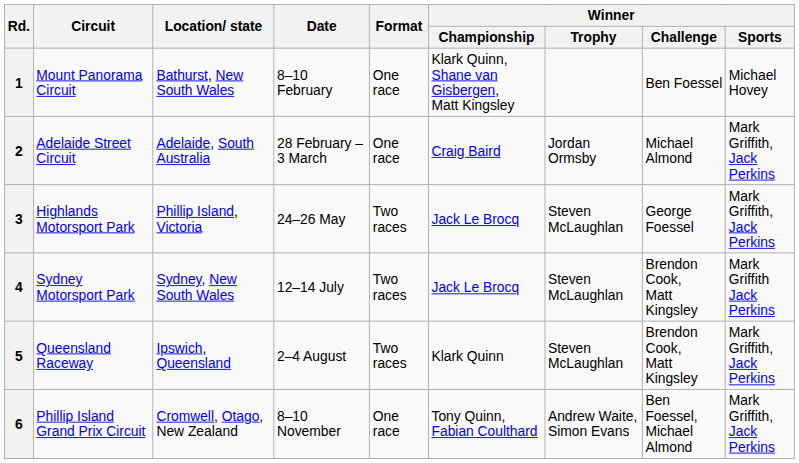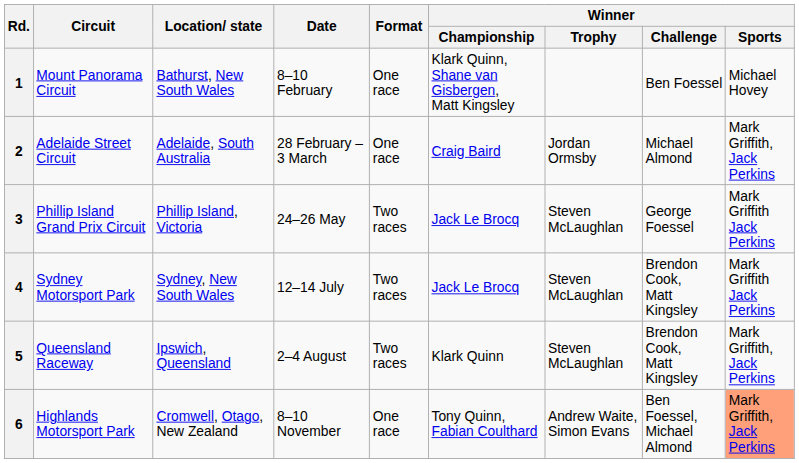(86, 219) Highlands Motorsport Park -> (91, 219) Phillip Island Grand Prix Circuit
(752, 219) Mark Griffith, Jack Perkins -> (752, 219) Mark Griffith Jack Perkins
(91, 424) Phillip Island Grand Prix Circuit -> (86, 424) Highlands Motorsport Park
(752, 424) no background -> (752, 424) lightsalmon background
